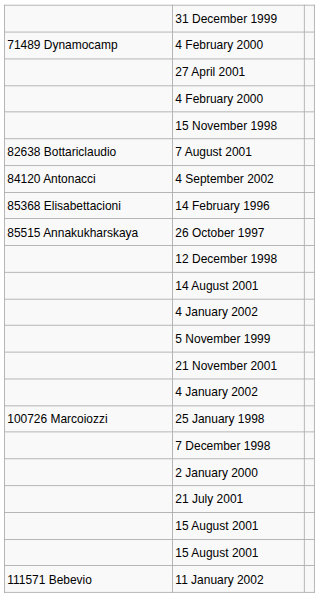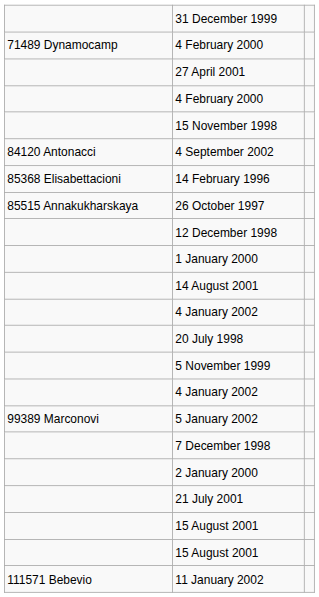- row: (62, 152)
+ row: (88, 259)
+ row: (88, 339)
- row: (88, 366)
+ row: (53, 419)
- row: (57, 419)
